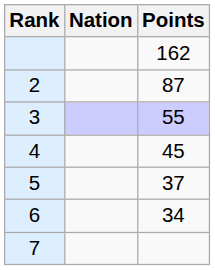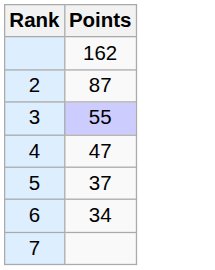- column: (101, 20)
(173, 150) 45 -> (100, 150) 47
